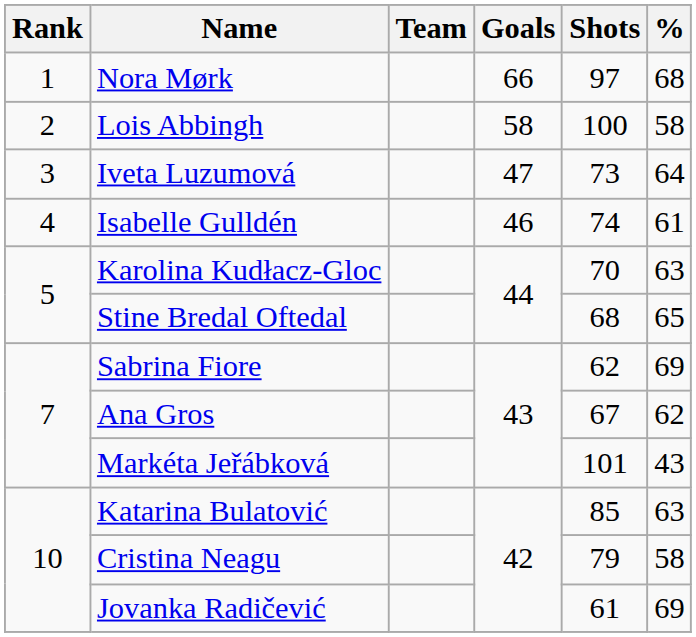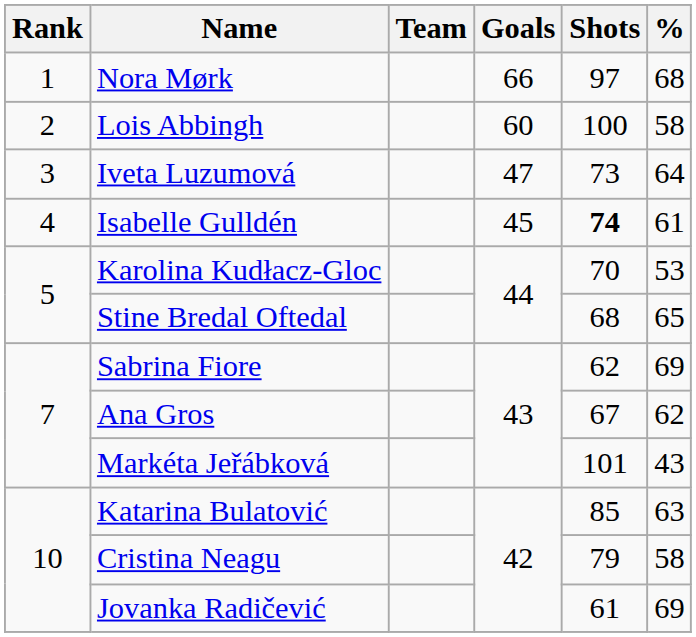(518, 125) 58 -> (518, 125) 60
(518, 221) 46 -> (518, 221) 45
(605, 221) normal -> (605, 221) bold
(670, 269) 63 -> (670, 269) 53
